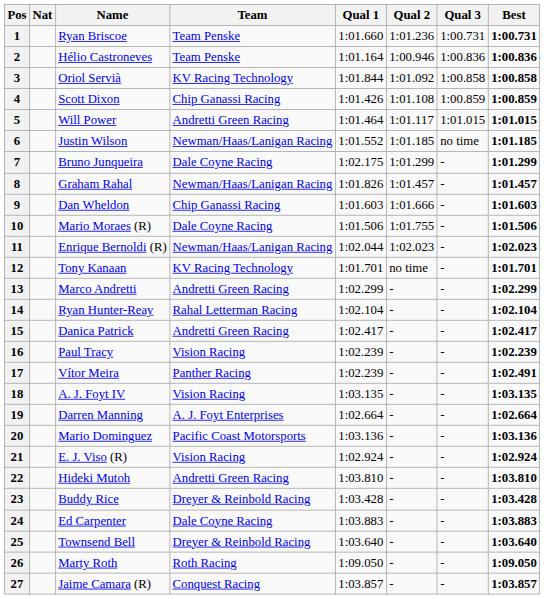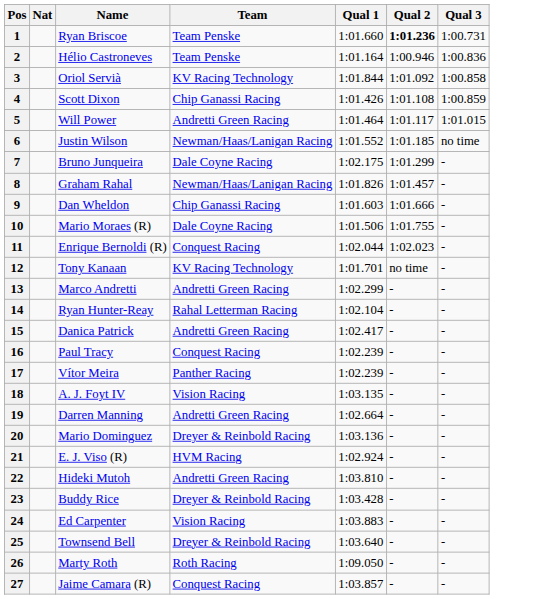- column: (514, 15)
(412, 36) normal -> (412, 36) bold
(252, 246) Newman/Haas/Lanigan Racing -> (216, 246) Conquest Racing
(209, 352) Vision Racing -> (216, 352) Conquest Racing
(228, 415) A. J. Foyt Enterprises -> (231, 415) Andretti Green Racing
(239, 436) Pacific Coast Motorsports -> (242, 436) Dreyer & Reinbold Racing
(209, 457) Vision Racing -> (207, 457) HVM Racing
(223, 520) Dale Coyne Racing -> (209, 520) Vision Racing
